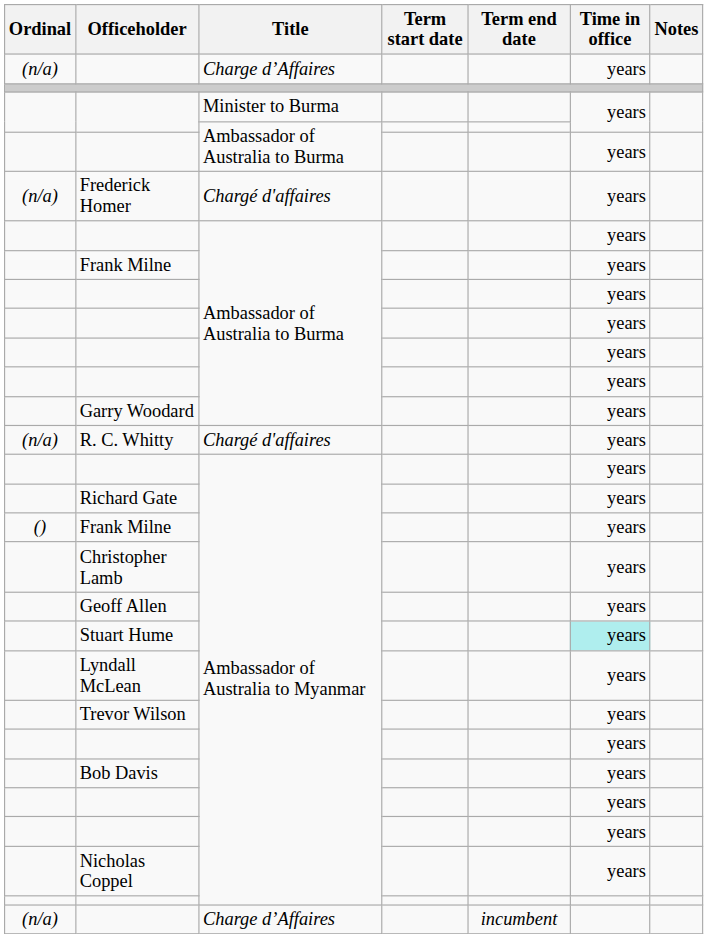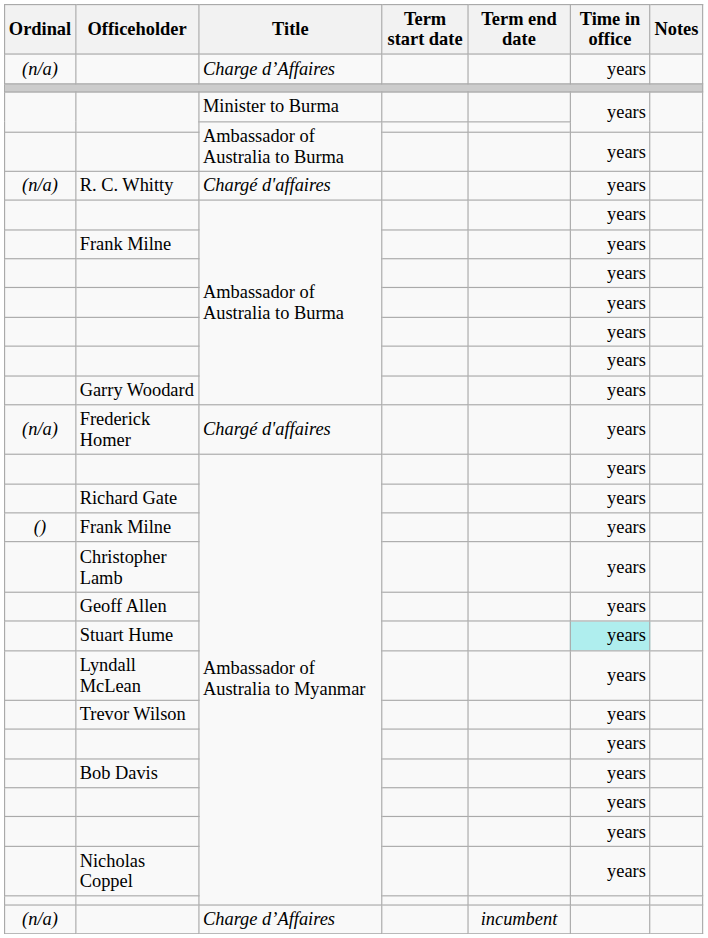rows swapped: (115, 196) <-> (127, 439)
